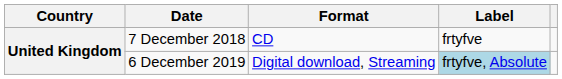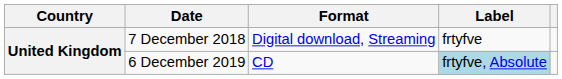(263, 39) CD -> (344, 39) Digital download, Streaming
(344, 62) Digital download, Streaming -> (263, 62) CD
